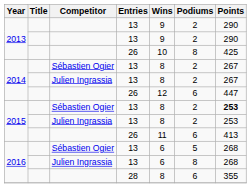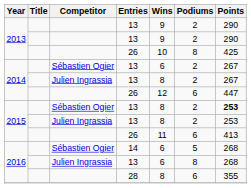(162, 66) 8 -> (162, 66) 6
(133, 148) 13 -> (133, 148) 14
